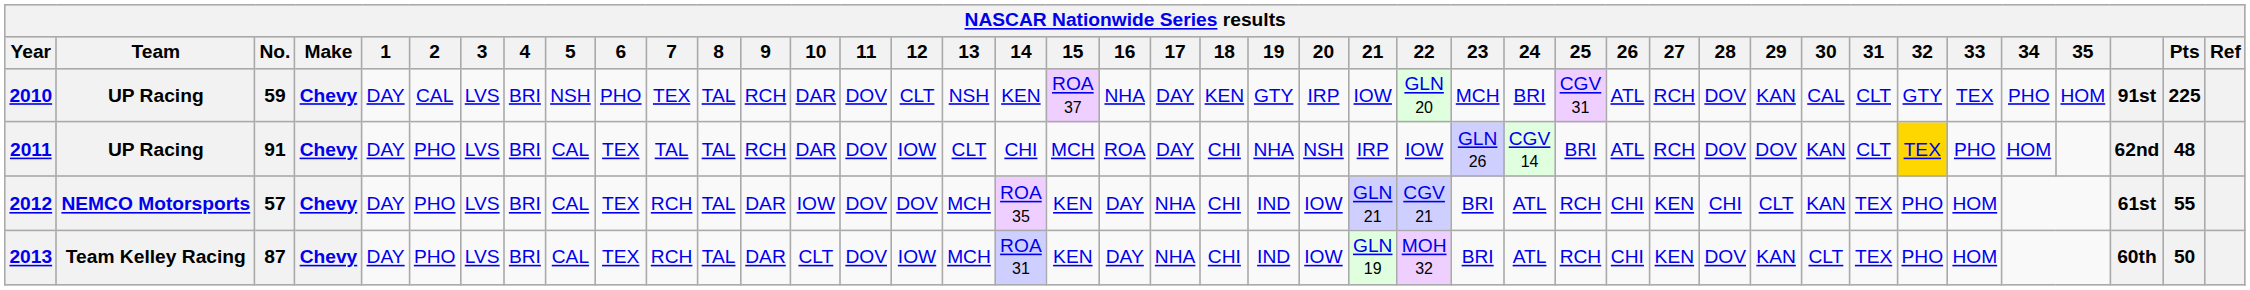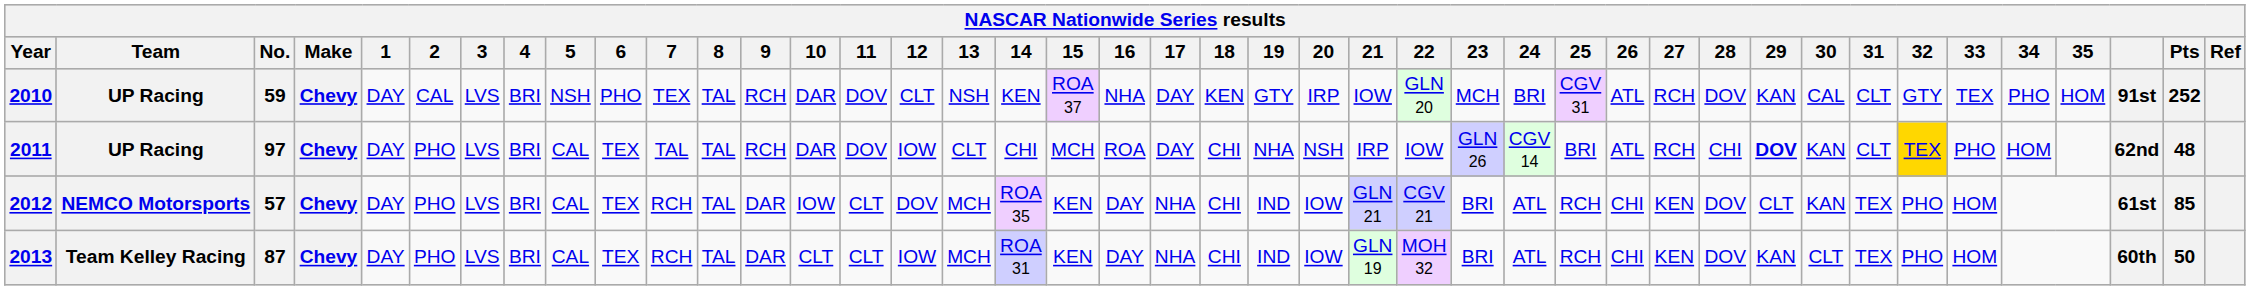(2185, 95) 225 -> (2185, 95) 252
(275, 149) 91 -> (275, 149) 97
(1725, 149) DOV -> (1725, 149) CHI
(1776, 149) normal -> (1776, 149) bold
(866, 203) DOV -> (866, 203) CLT
(1725, 203) CHI -> (1725, 203) DOV
(2185, 203) 55 -> (2185, 203) 85
(866, 257) DOV -> (866, 257) CLT
